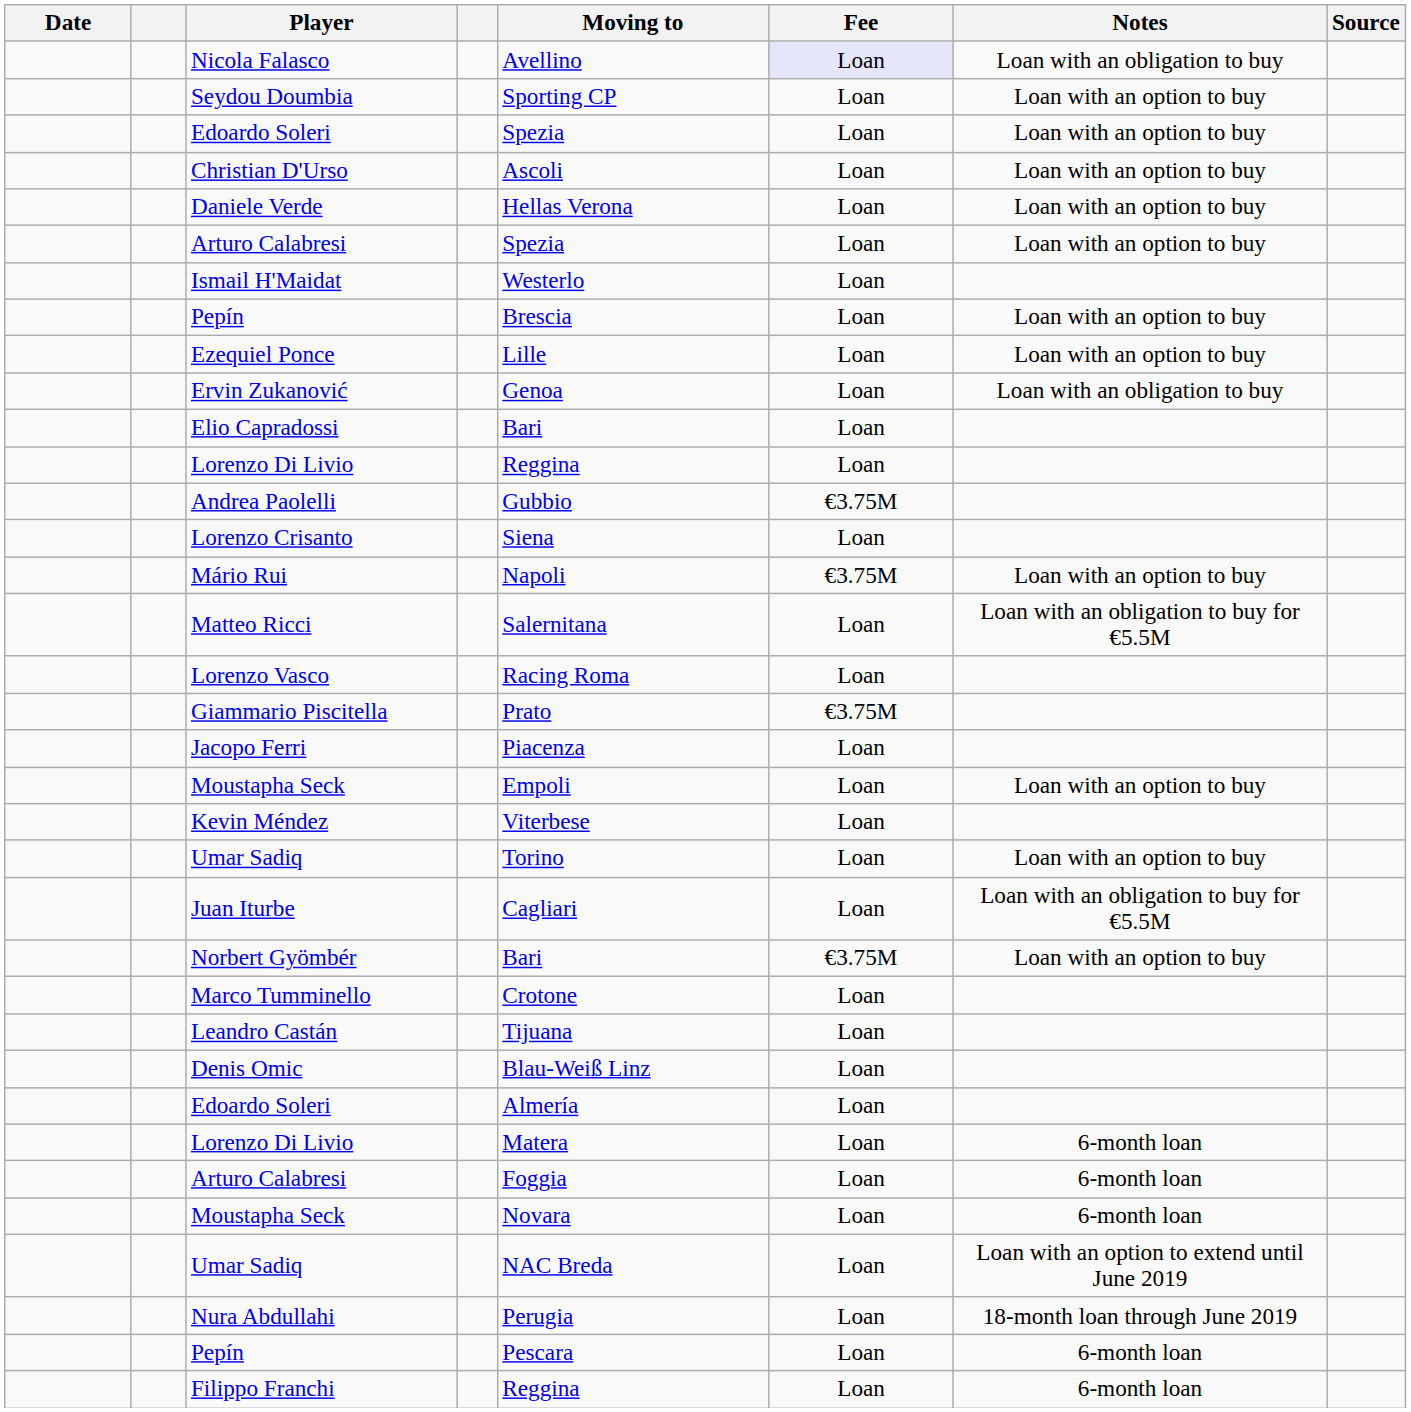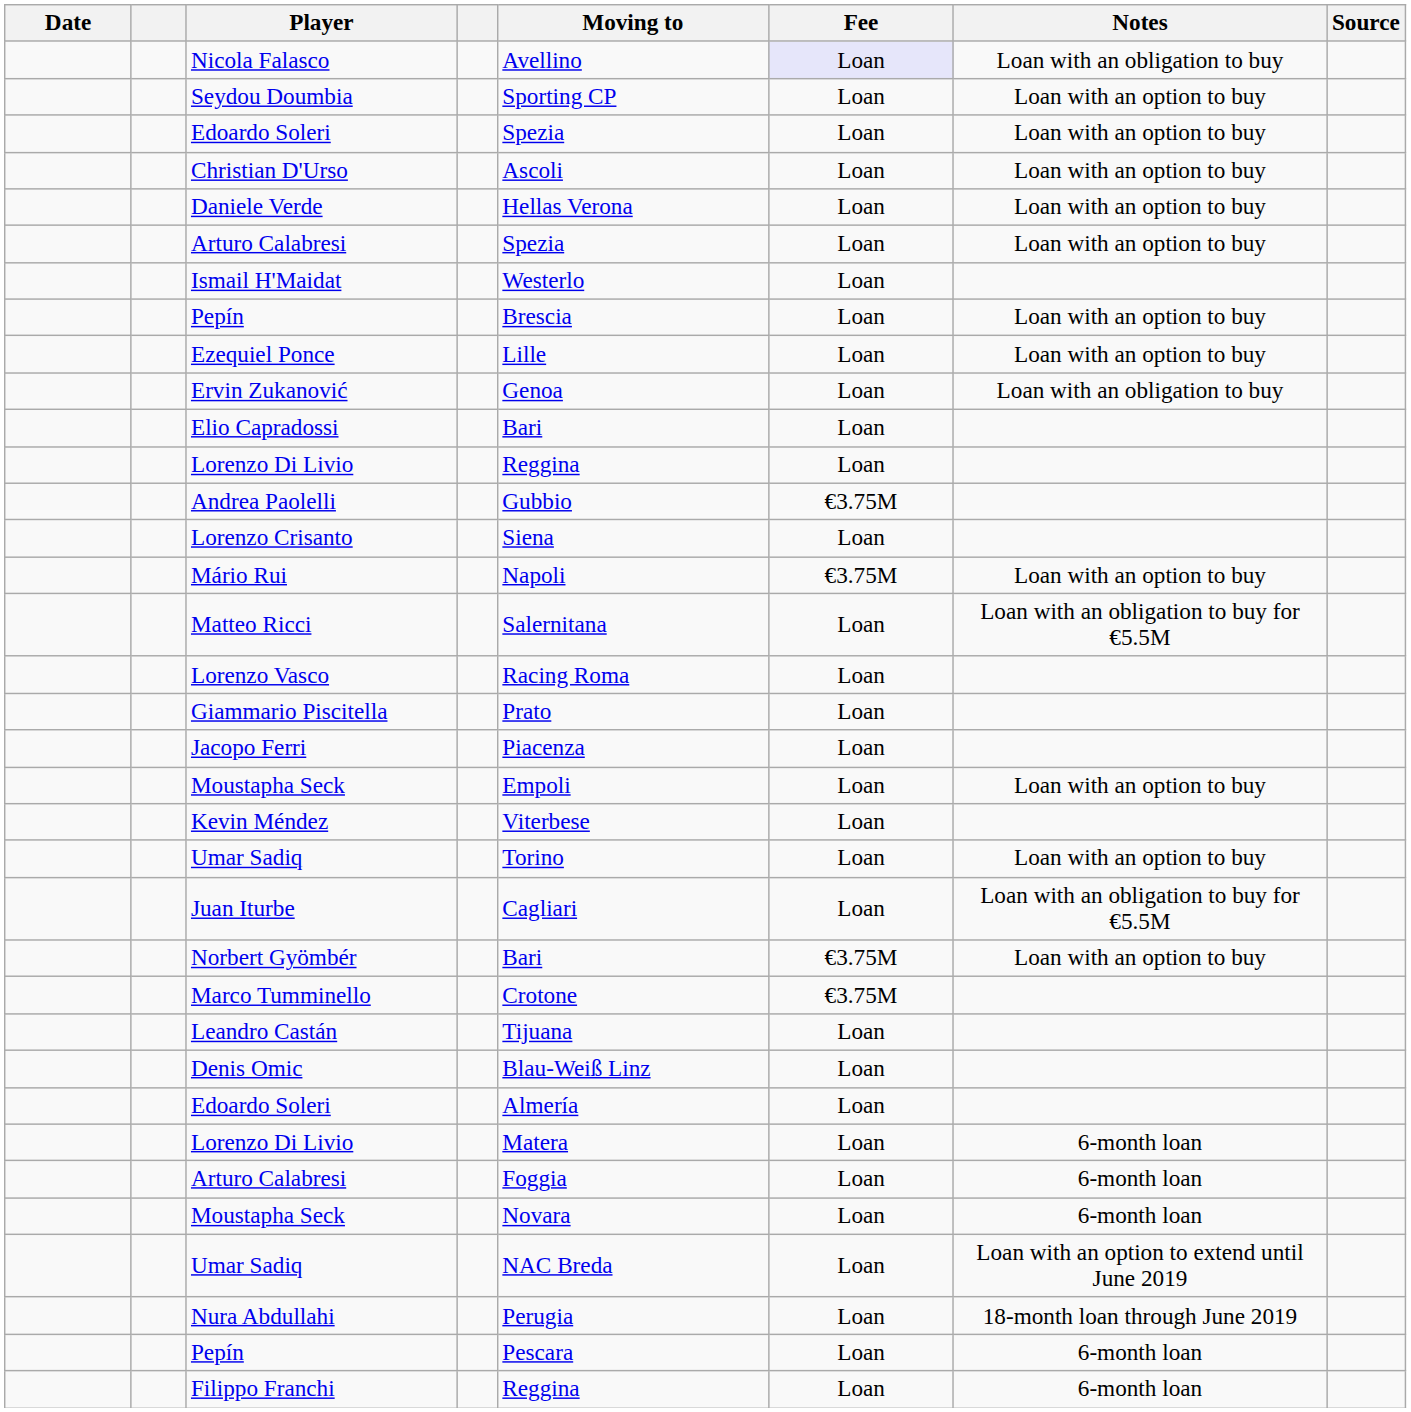(861, 711) €3.75M -> (861, 711) Loan
(861, 994) Loan -> (861, 994) €3.75M
